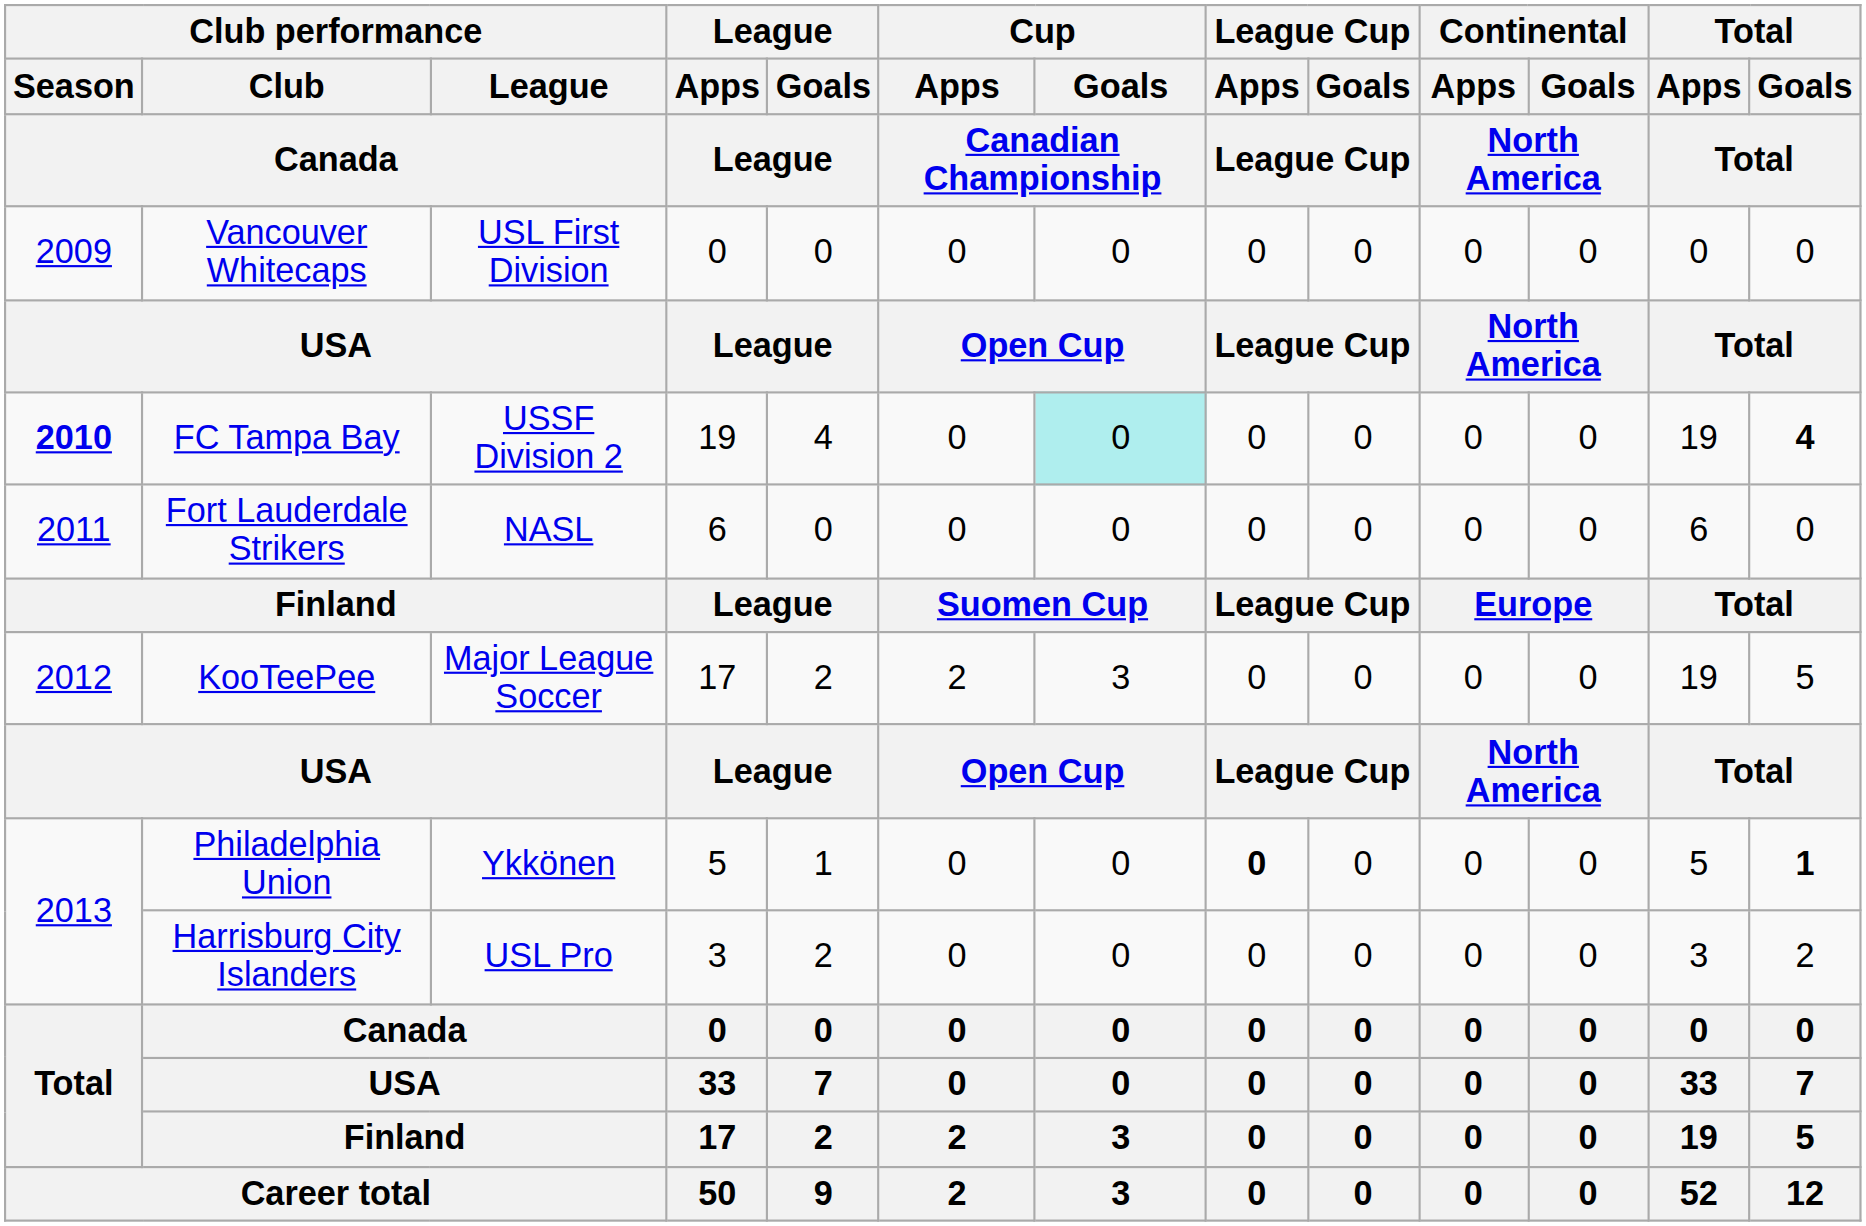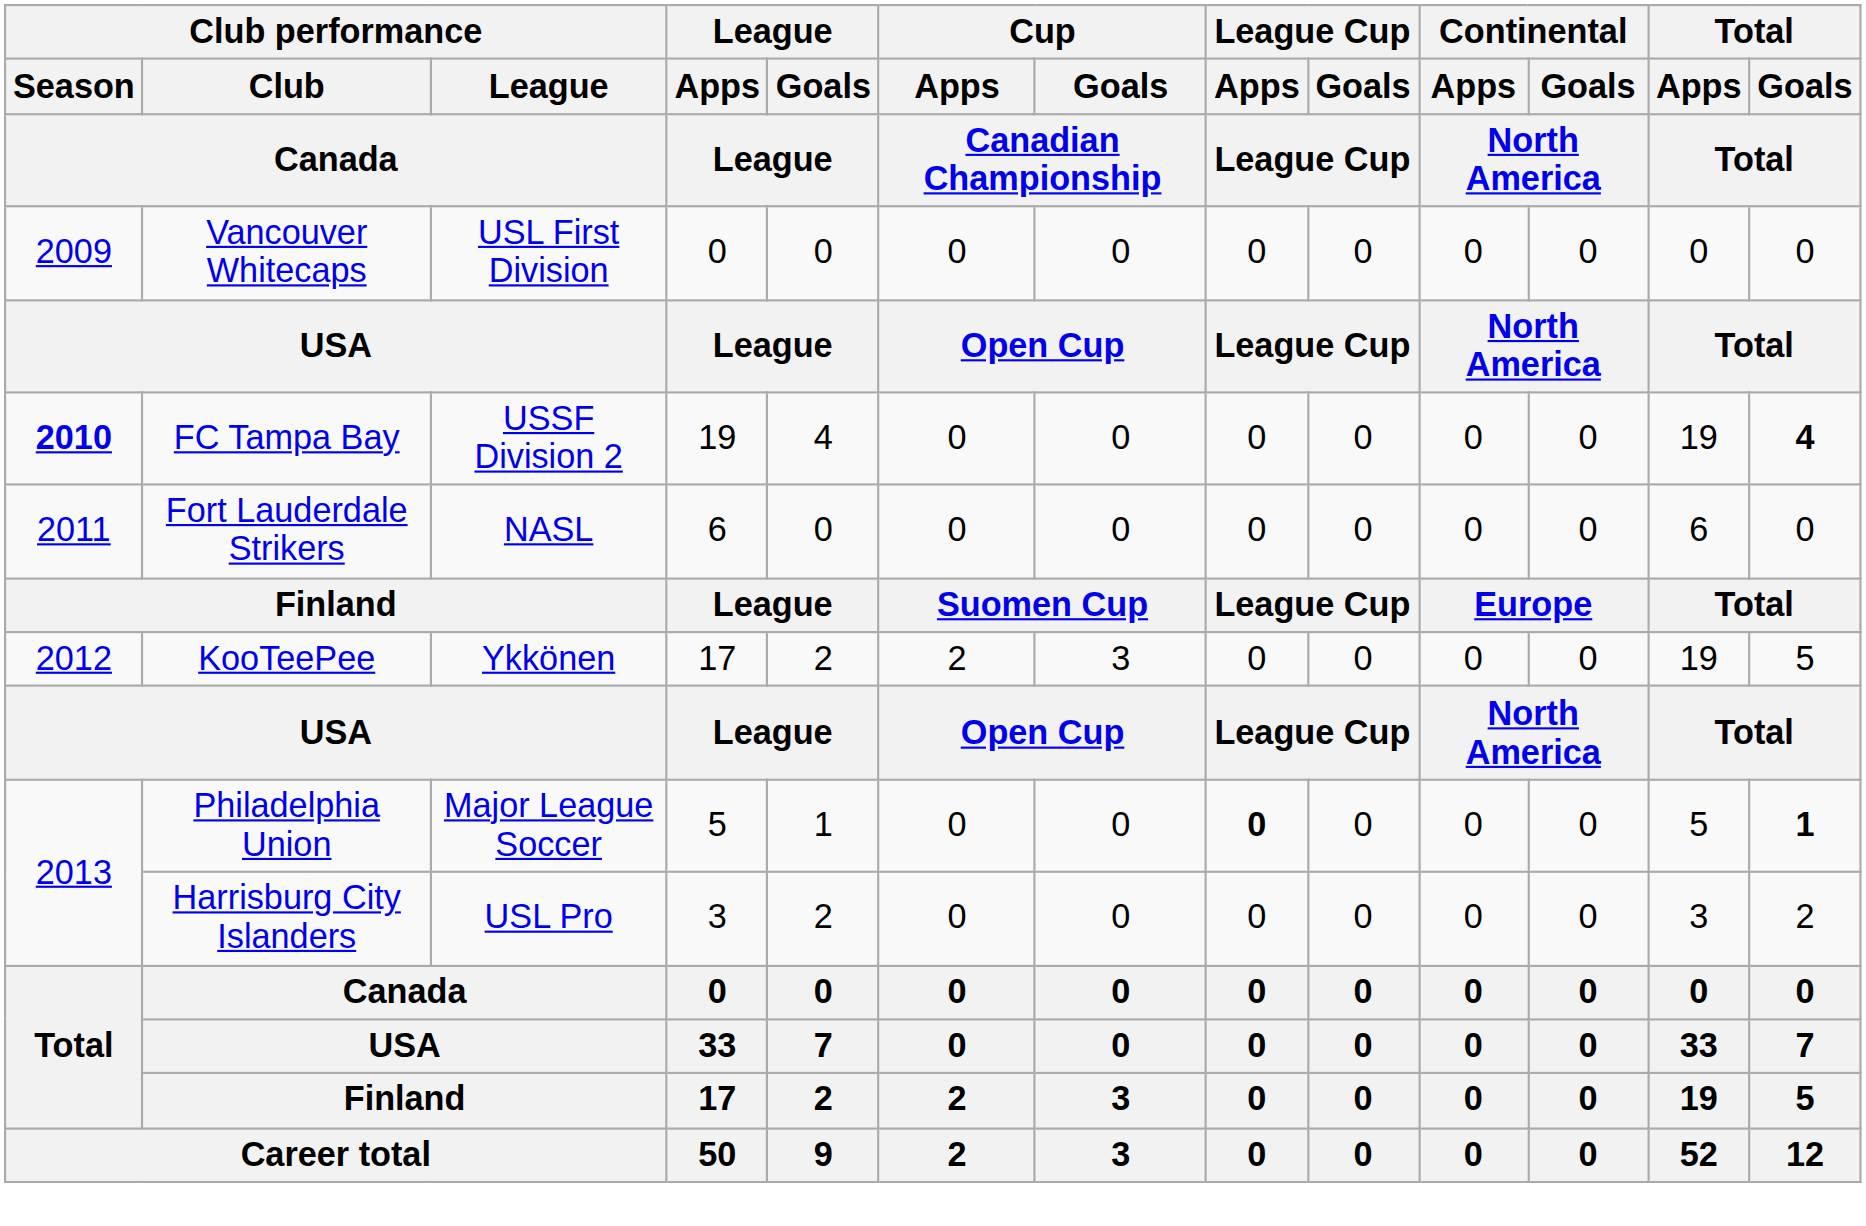(1121, 437) paleturquoise background -> (1121, 437) no background
(549, 677) Major League Soccer -> (549, 658) Ykkönen
(549, 863) Ykkönen -> (549, 825) Major League Soccer
